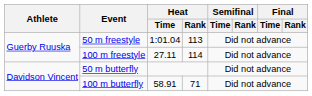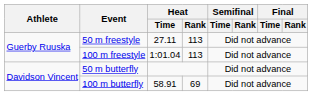(165, 40) 1:01.04 -> (165, 40) 27.11
(165, 55) 27.11 -> (165, 55) 1:01.04
(195, 55) 114 -> (195, 55) 113
(195, 84) 71 -> (195, 84) 69
